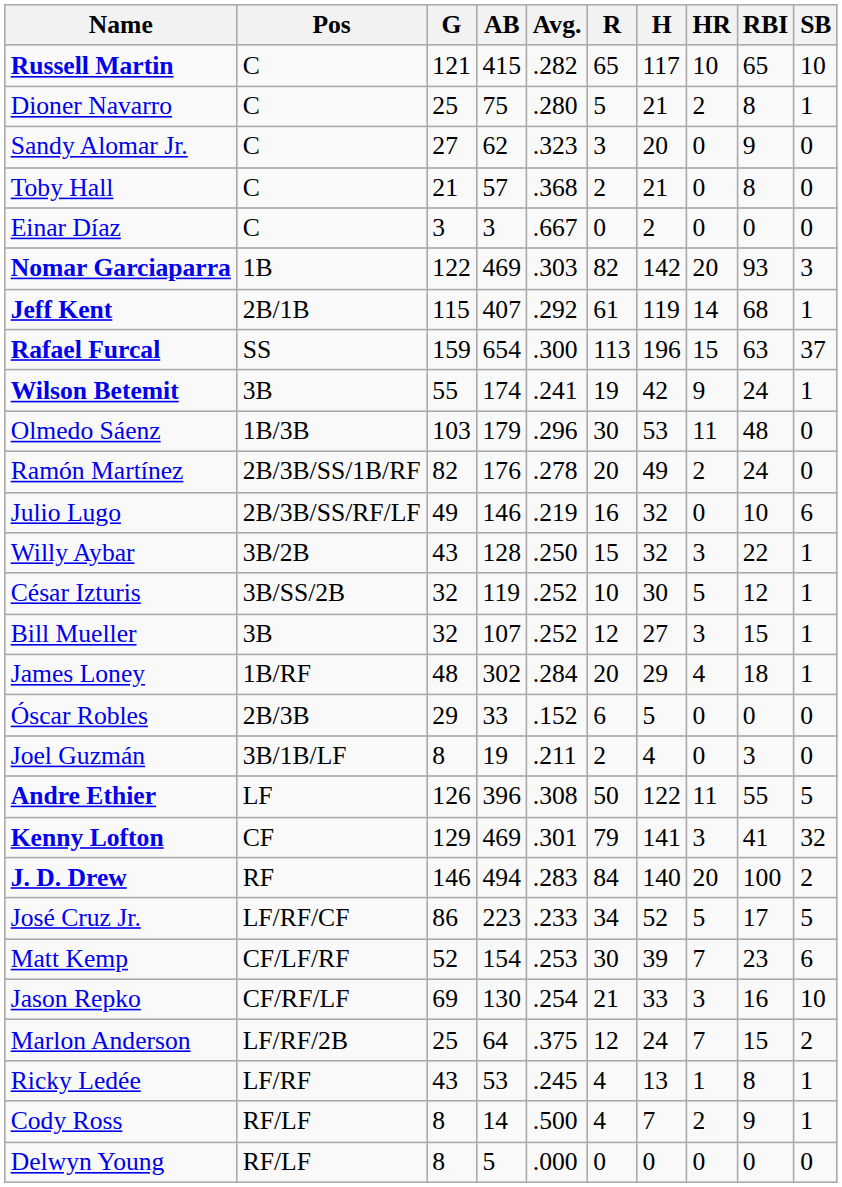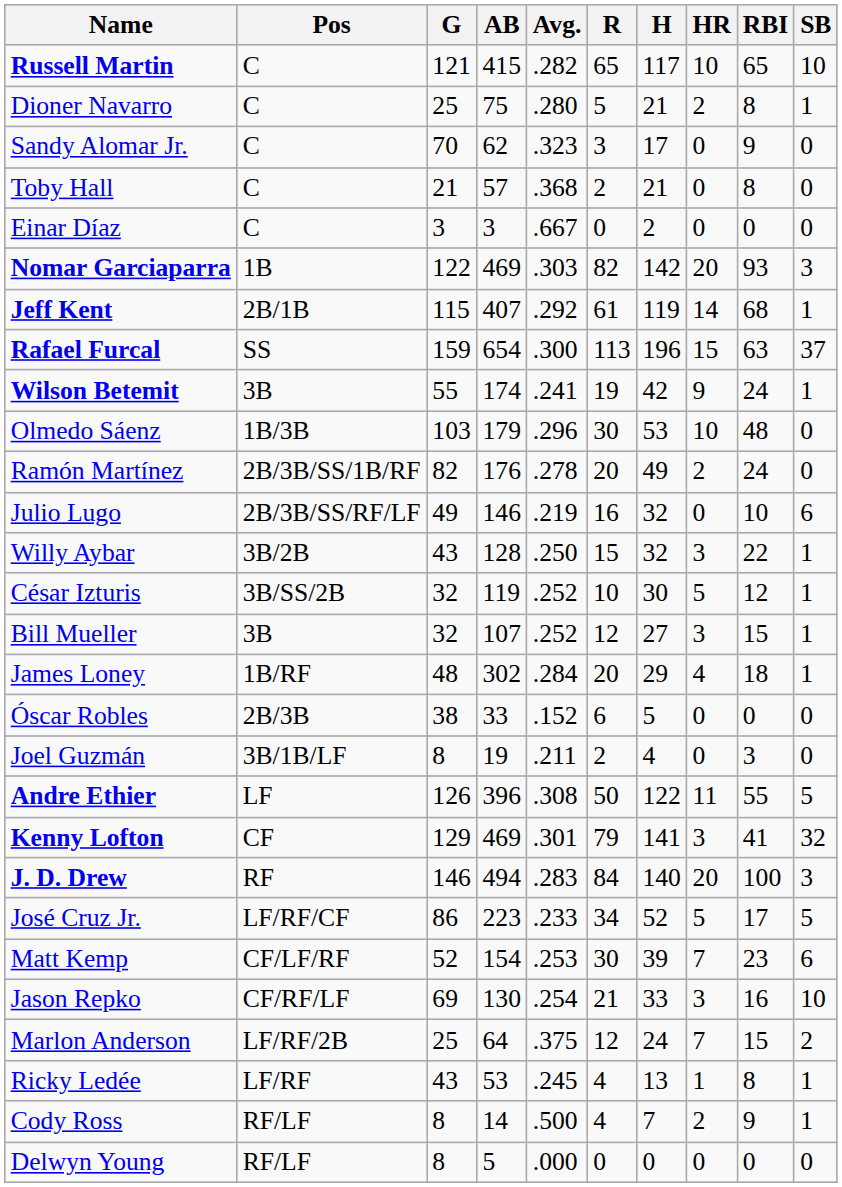(445, 146) 27 -> (445, 146) 70
(655, 146) 20 -> (655, 146) 17
(705, 430) 11 -> (705, 430) 10
(445, 715) 29 -> (445, 715) 38
(807, 877) 2 -> (807, 877) 3
